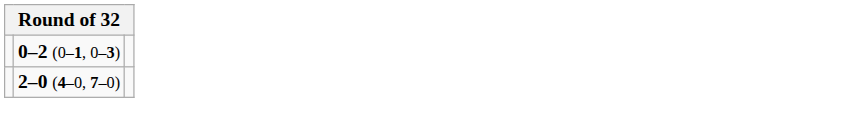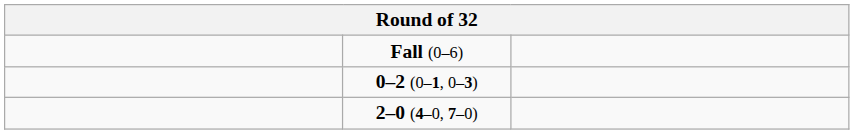+ row: (427, 50)
